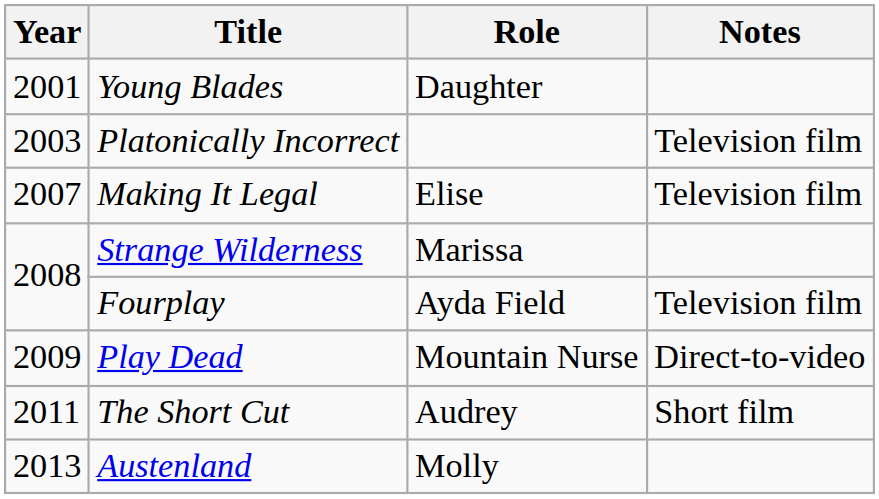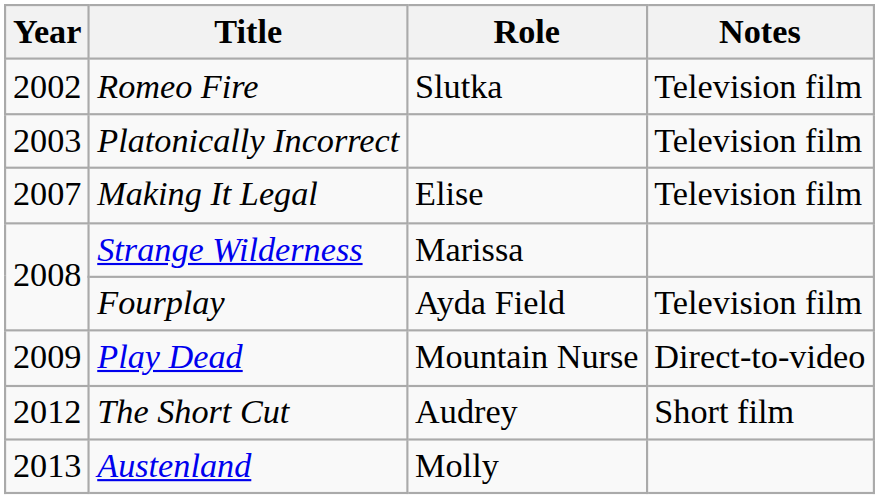- row: (190, 85)
+ row: (178, 85)
(47, 411) 2011 -> (47, 411) 2012
